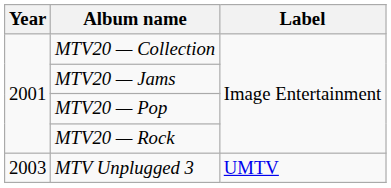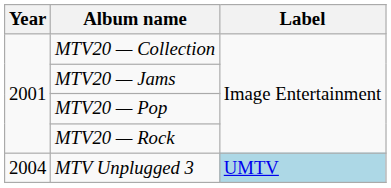(28, 167) 2003 -> (28, 167) 2004
(251, 167) no background -> (251, 167) lightblue background
